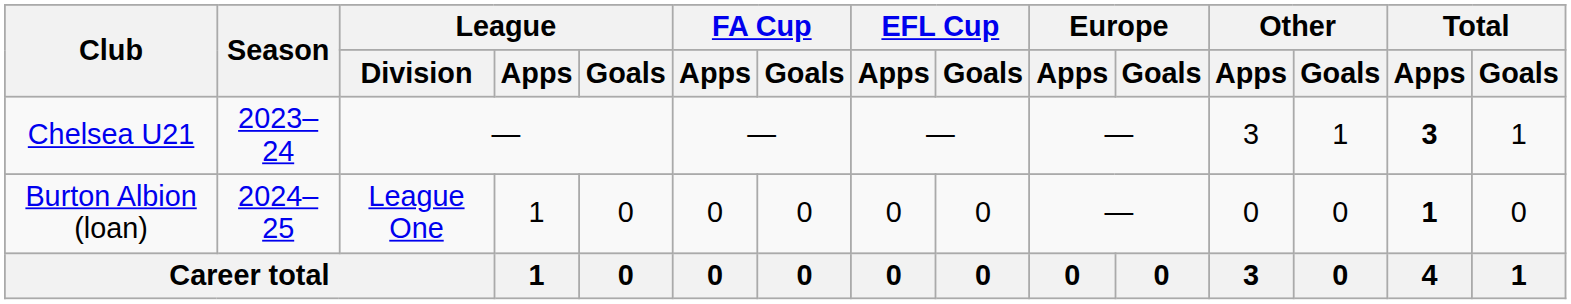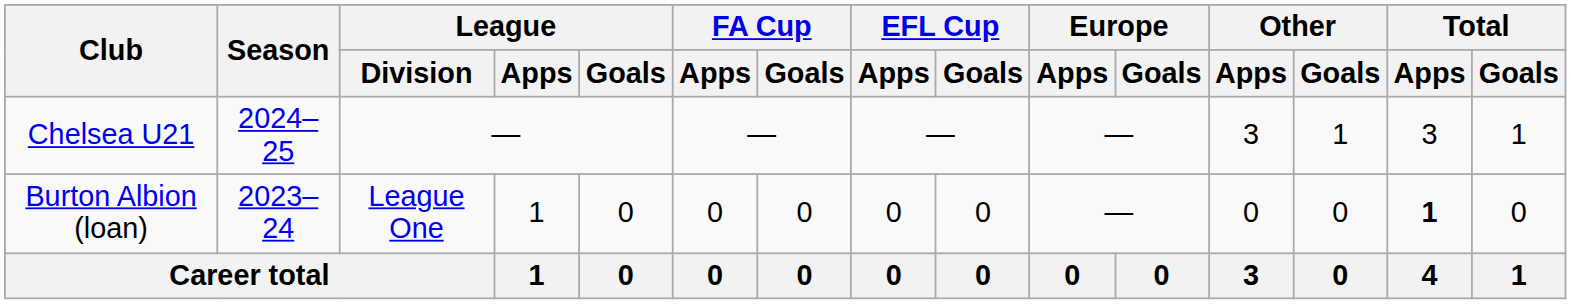(278, 134) 2023–24 -> (278, 134) 2024–25
(1429, 134) bold -> (1429, 134) normal
(278, 212) 2024–25 -> (278, 212) 2023–24
